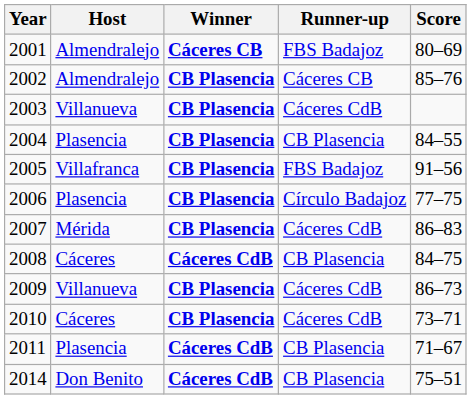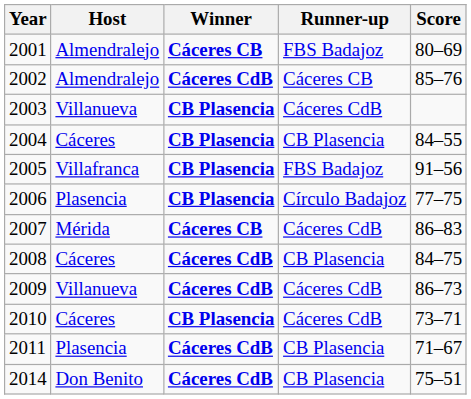(221, 79) CB Plasencia -> (220, 79) Cáceres CdB
(91, 139) Plasencia -> (85, 139) Cáceres
(221, 229) CB Plasencia -> (215, 229) Cáceres CB
(221, 288) CB Plasencia -> (220, 288) Cáceres CdB
